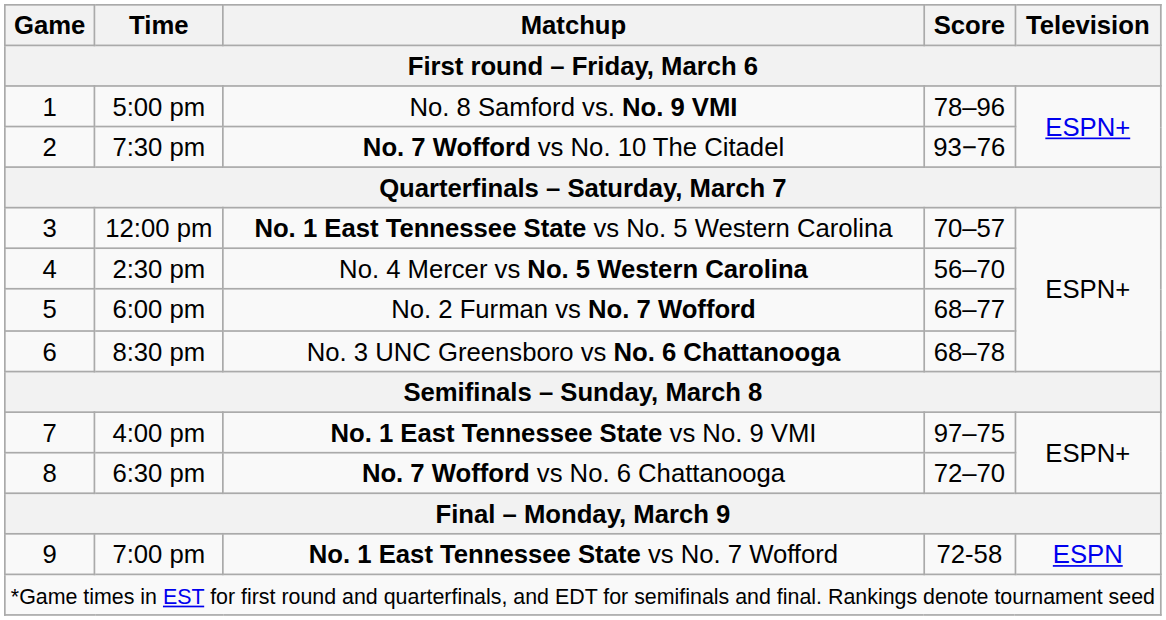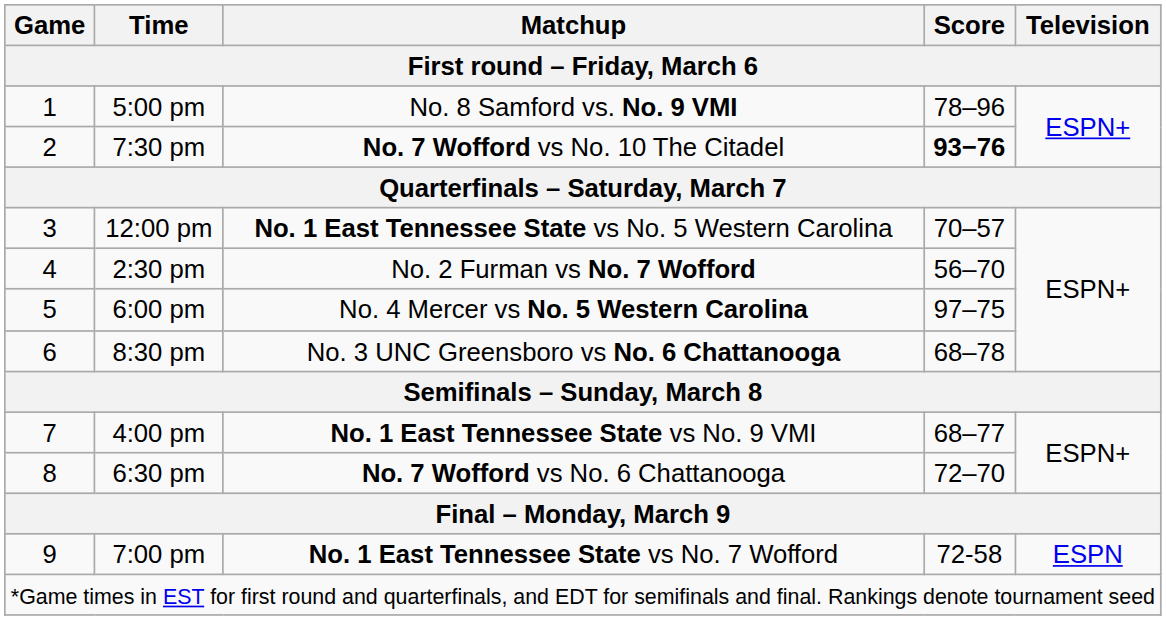(969, 147) normal -> (969, 147) bold
(573, 269) No. 4 Mercer vs No. 5 Western Carolina -> (573, 269) No. 2 Furman vs No. 7 Wofford
(573, 310) No. 2 Furman vs No. 7 Wofford -> (573, 310) No. 4 Mercer vs No. 5 Western Carolina
(969, 310) 68–77 -> (969, 310) 97–75
(969, 432) 97–75 -> (969, 432) 68–77
